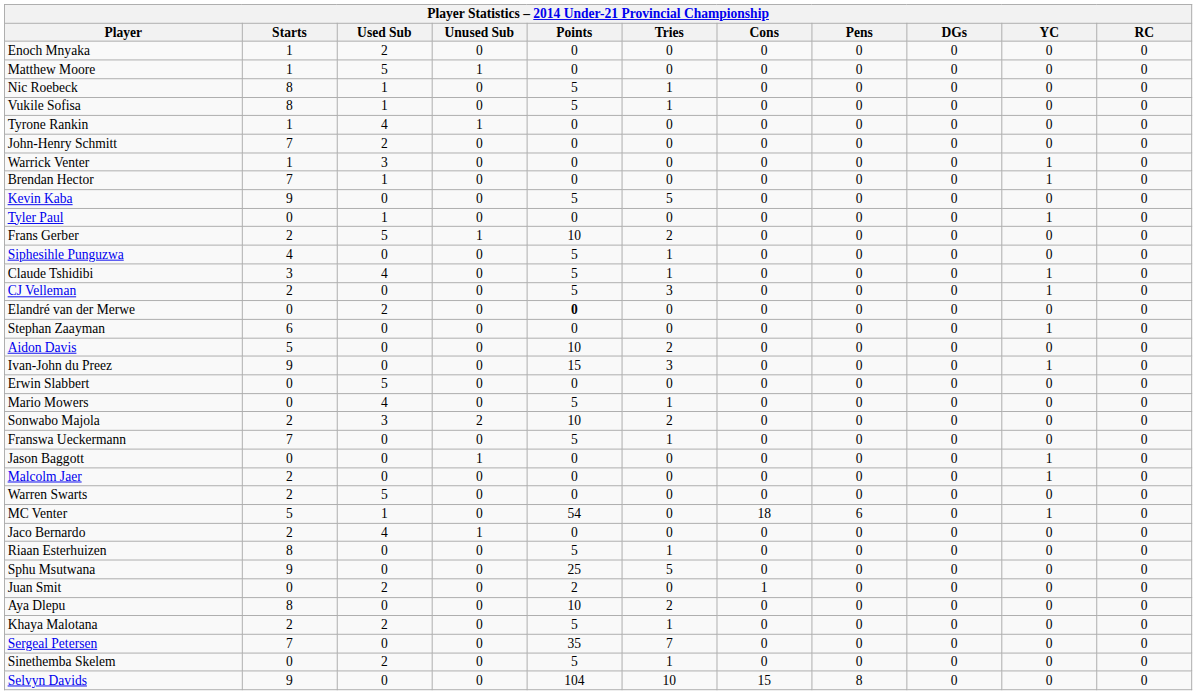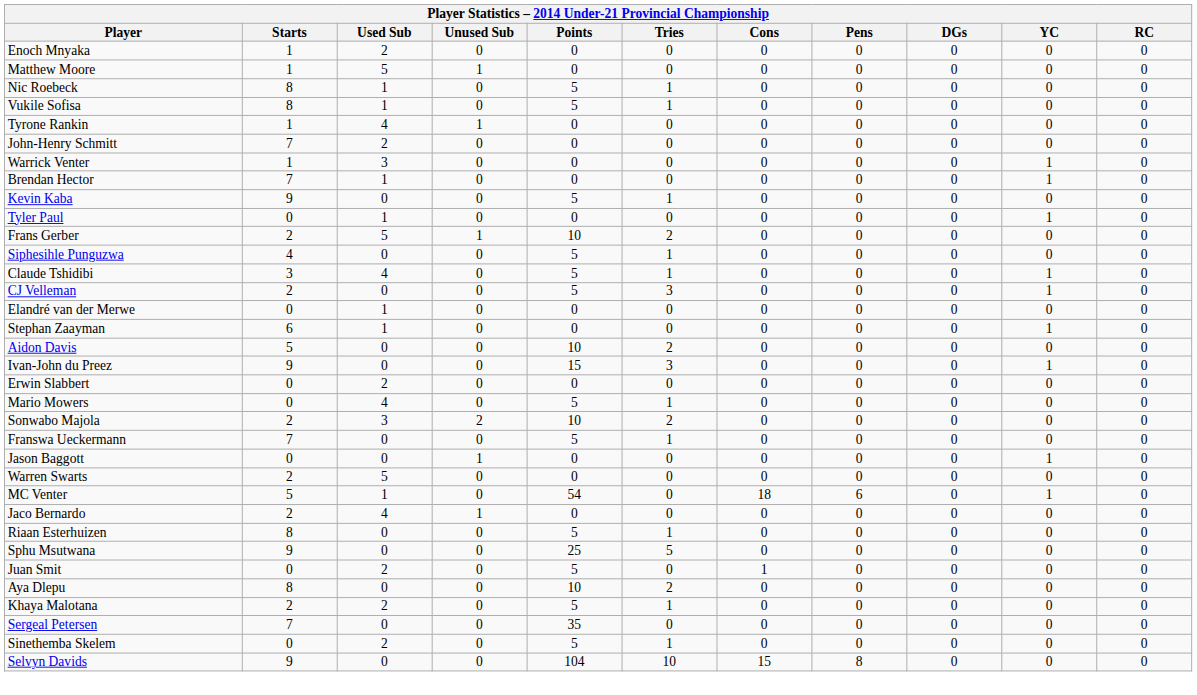(669, 199) 5 -> (669, 199) 1
(384, 310) 2 -> (384, 310) 1
(574, 310) bold -> (574, 310) normal
(384, 329) 0 -> (384, 329) 1
(384, 384) 5 -> (384, 384) 2
- row: (45, 477)
(574, 588) 2 -> (574, 569) 5
(669, 643) 7 -> (669, 625) 0
